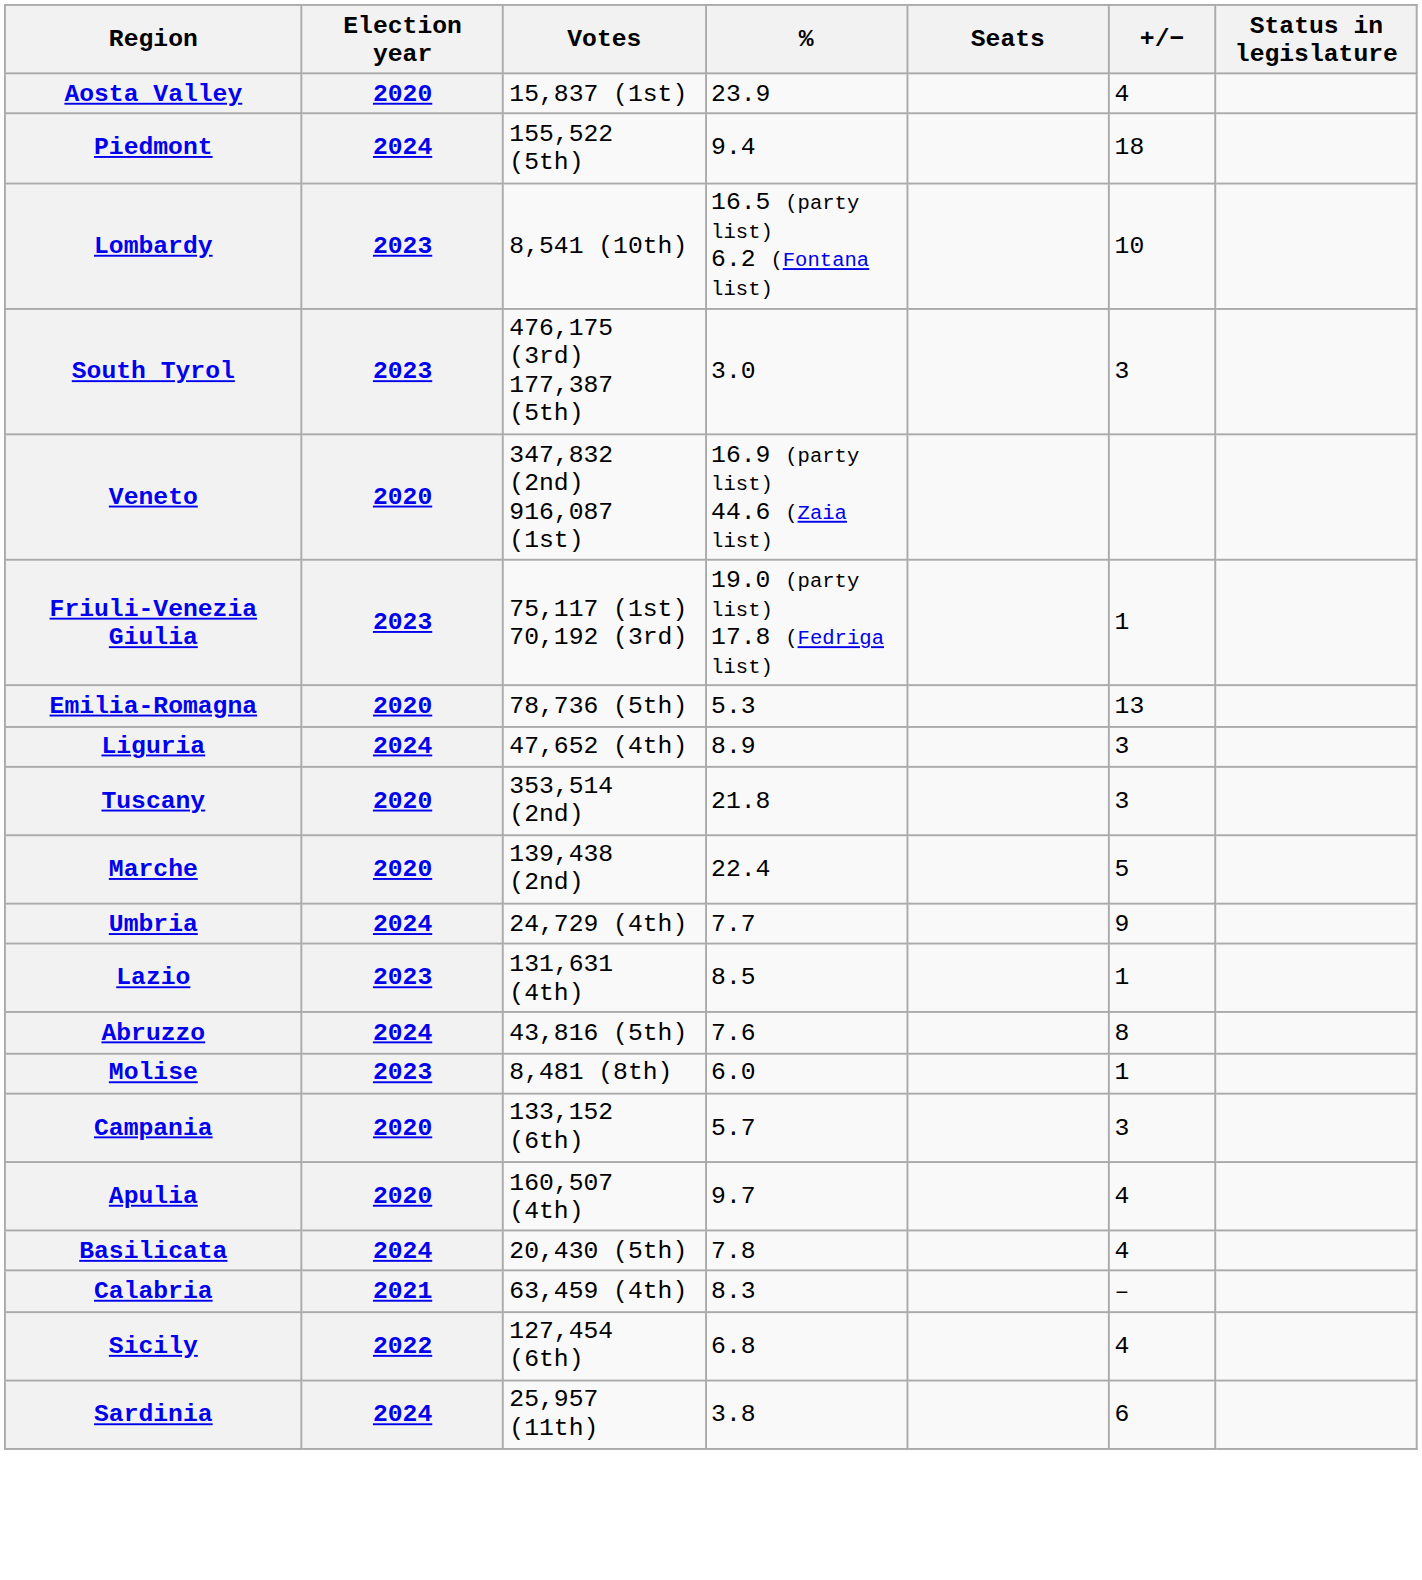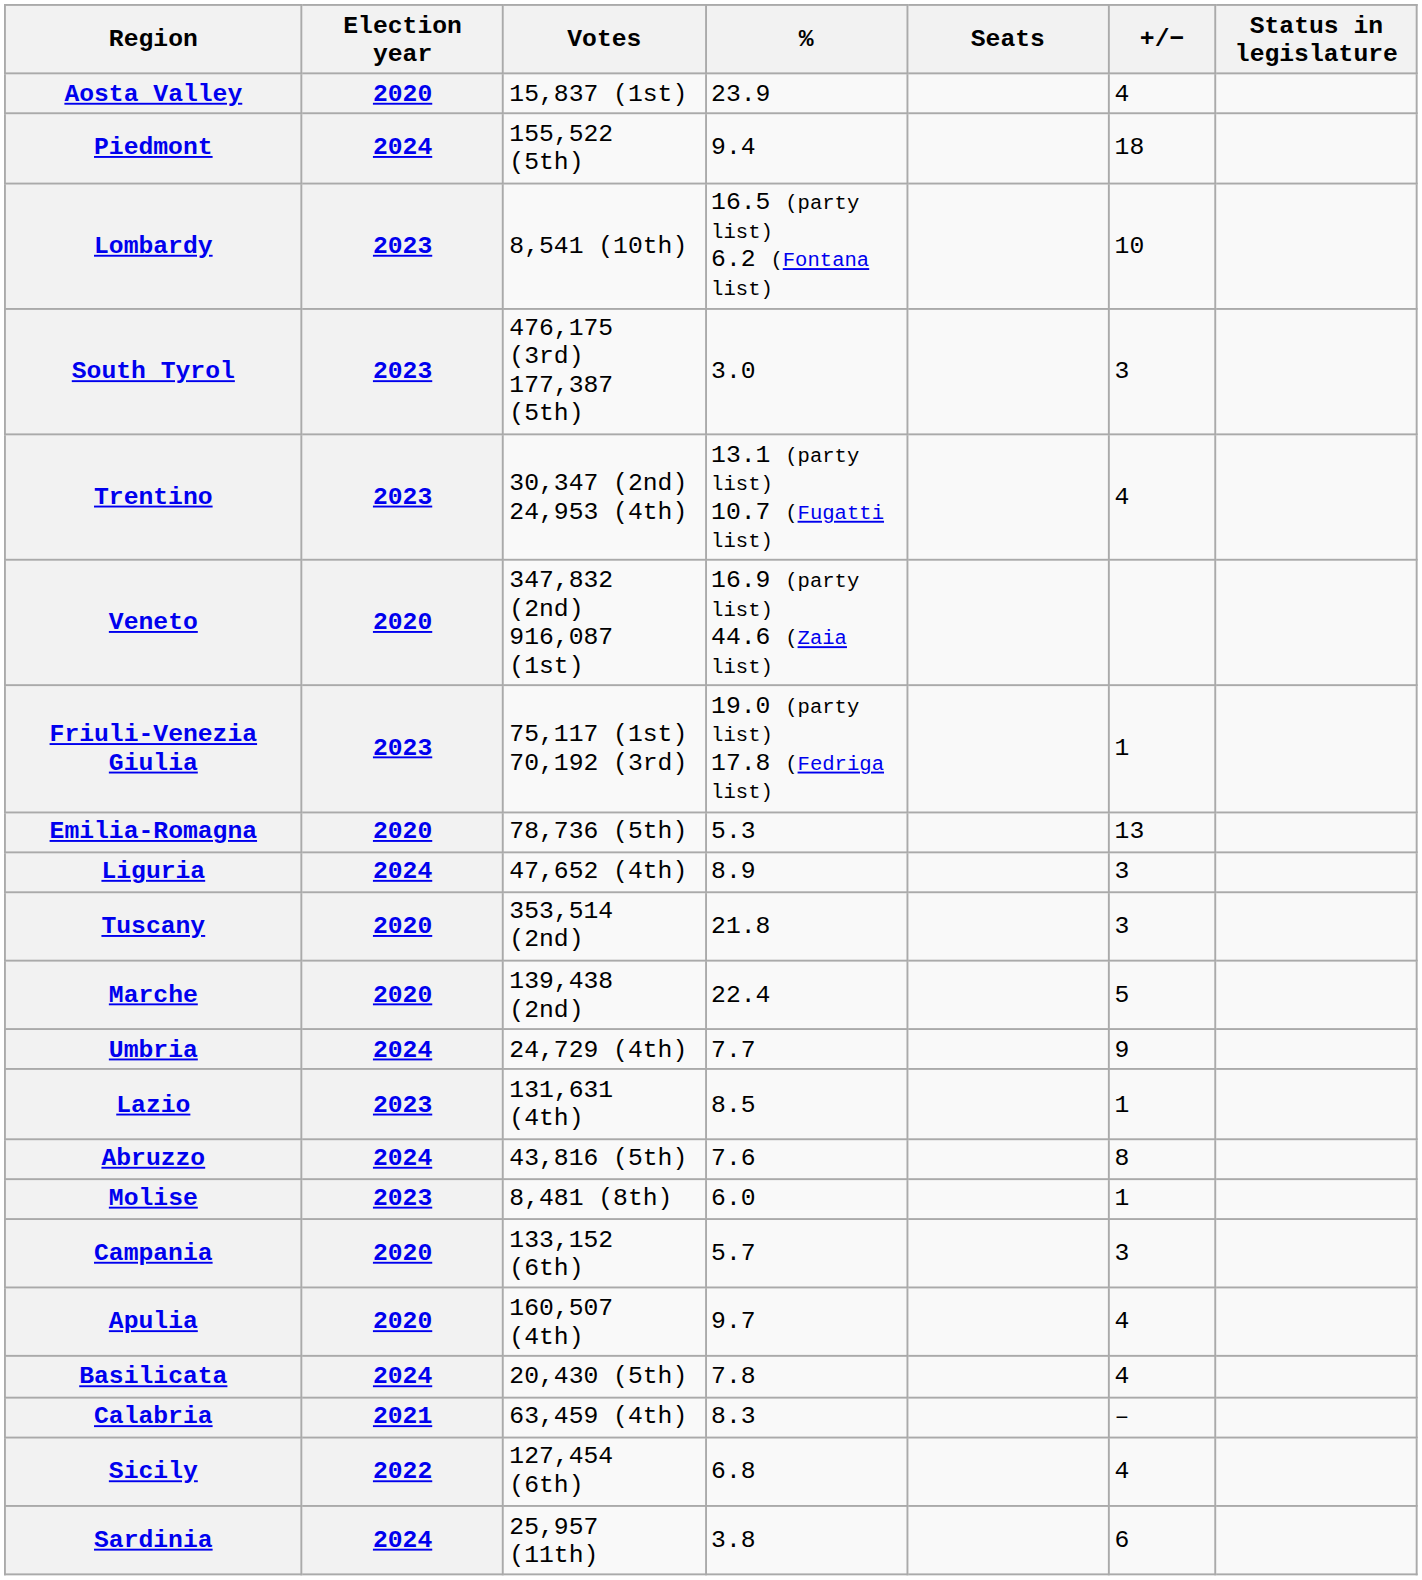+ row: (153, 497)
